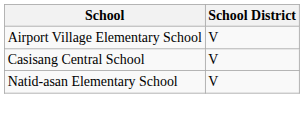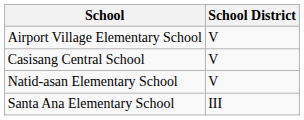+ row: (91, 103)
